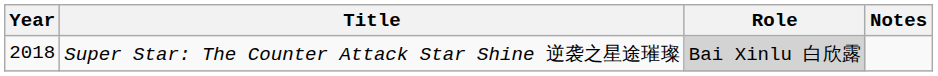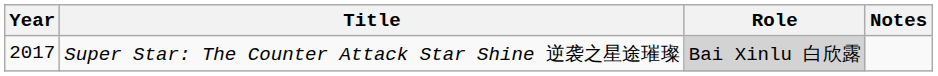(32, 54) 2018 -> (32, 54) 2017
